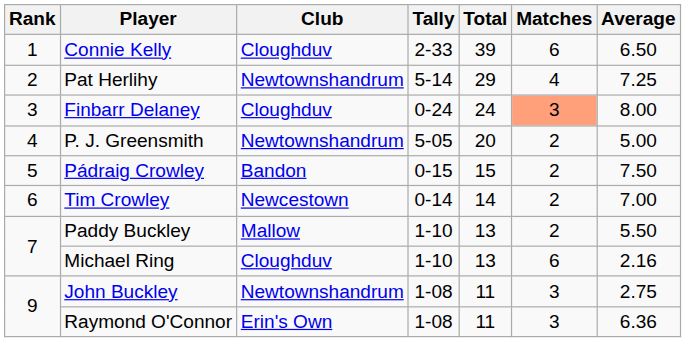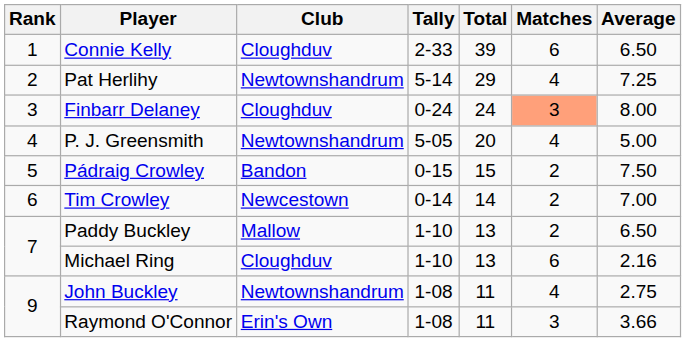(554, 140) 2 -> (554, 140) 4
(638, 230) 5.50 -> (638, 230) 6.50
(554, 291) 3 -> (554, 291) 4
(638, 321) 6.36 -> (638, 321) 3.66
